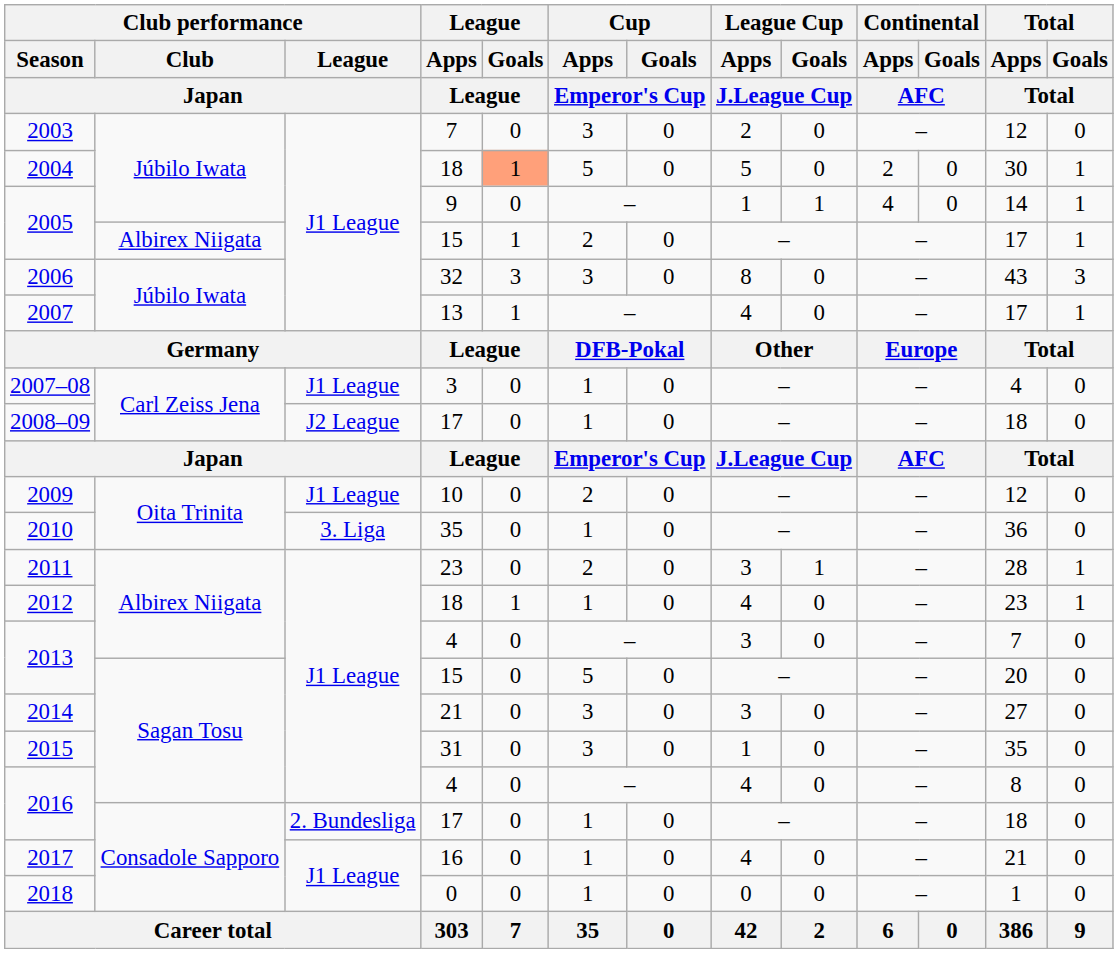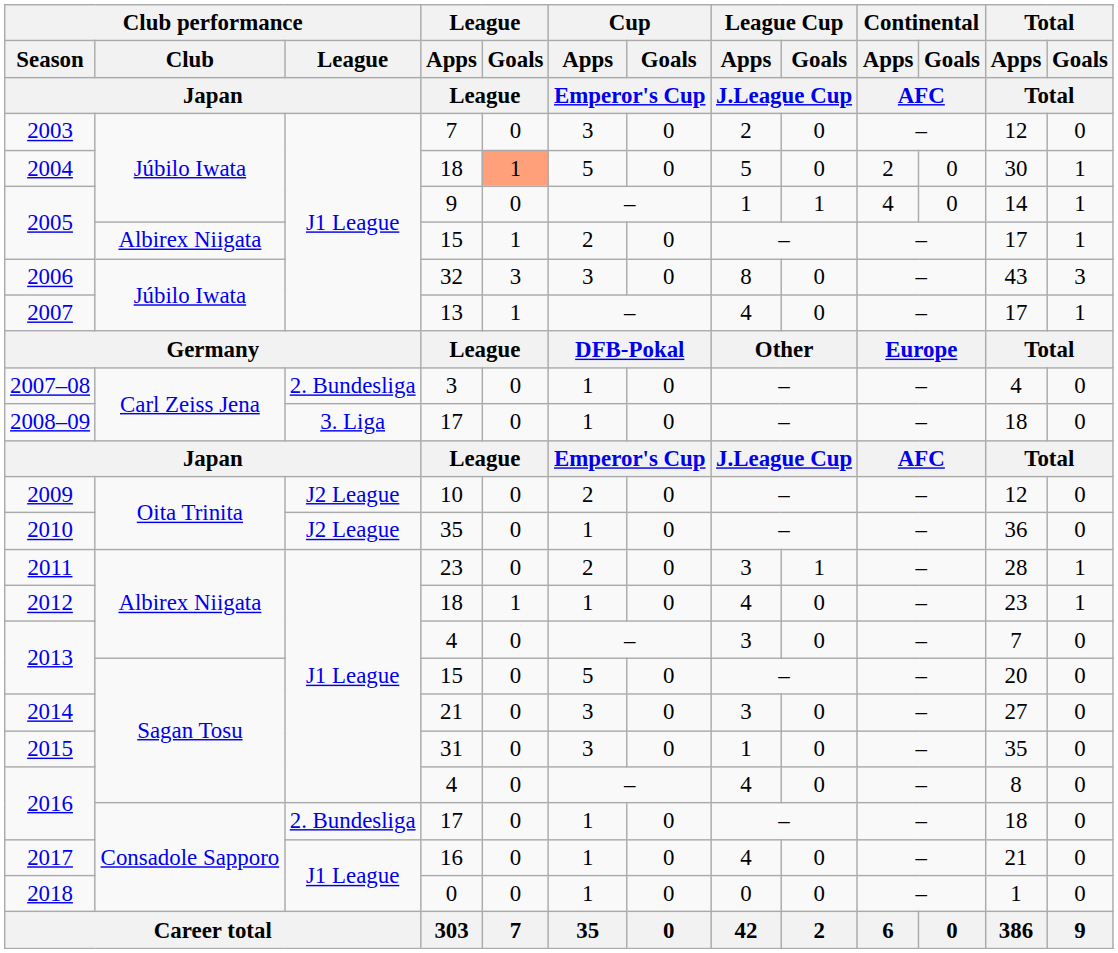(353, 385) J1 League -> (353, 385) 2. Bundesliga
(353, 421) J2 League -> (353, 421) 3. Liga
(353, 494) J1 League -> (353, 494) J2 League
(353, 530) 3. Liga -> (353, 530) J2 League
